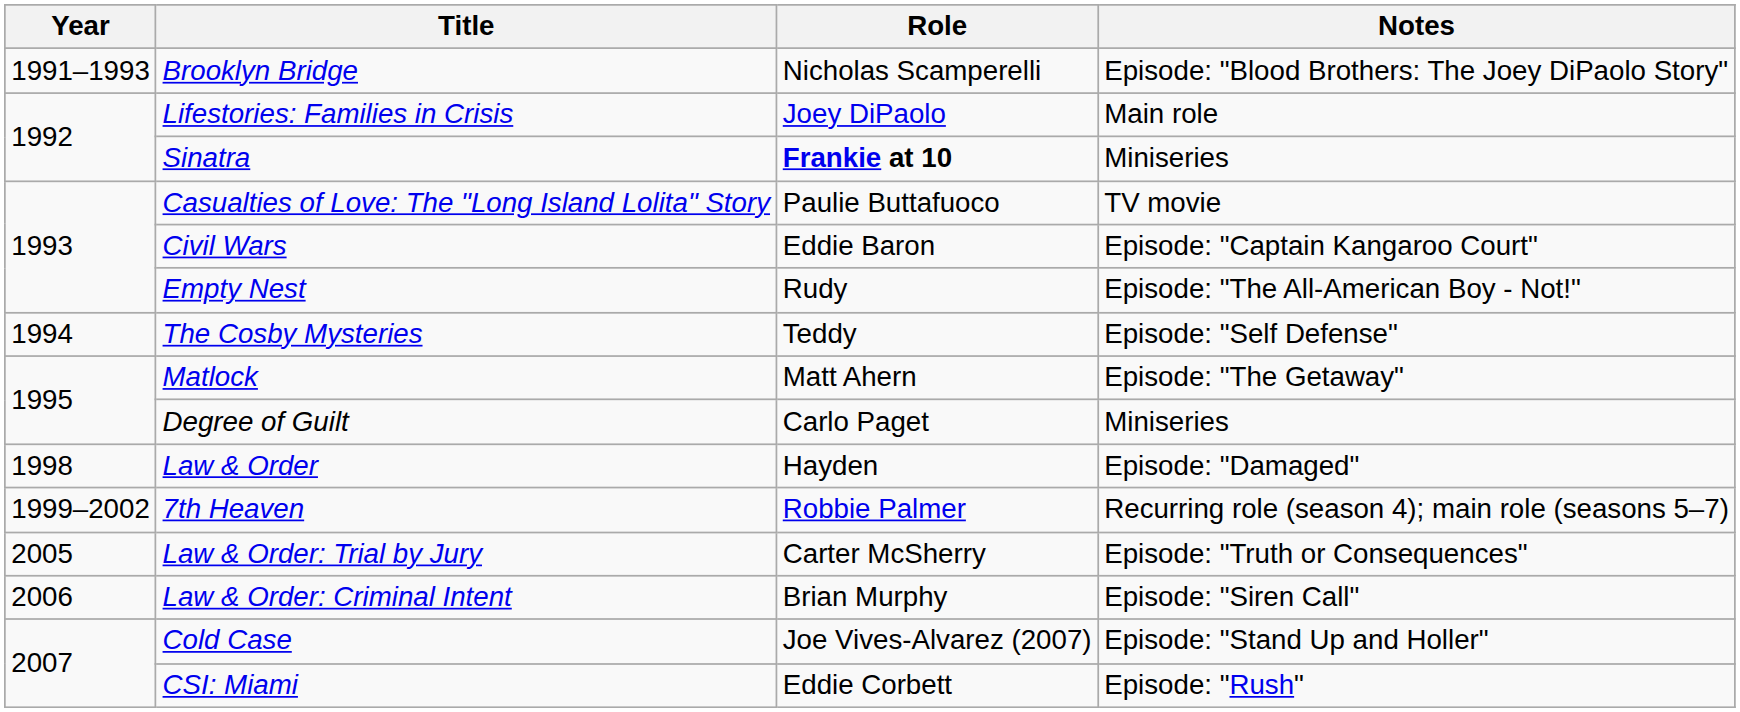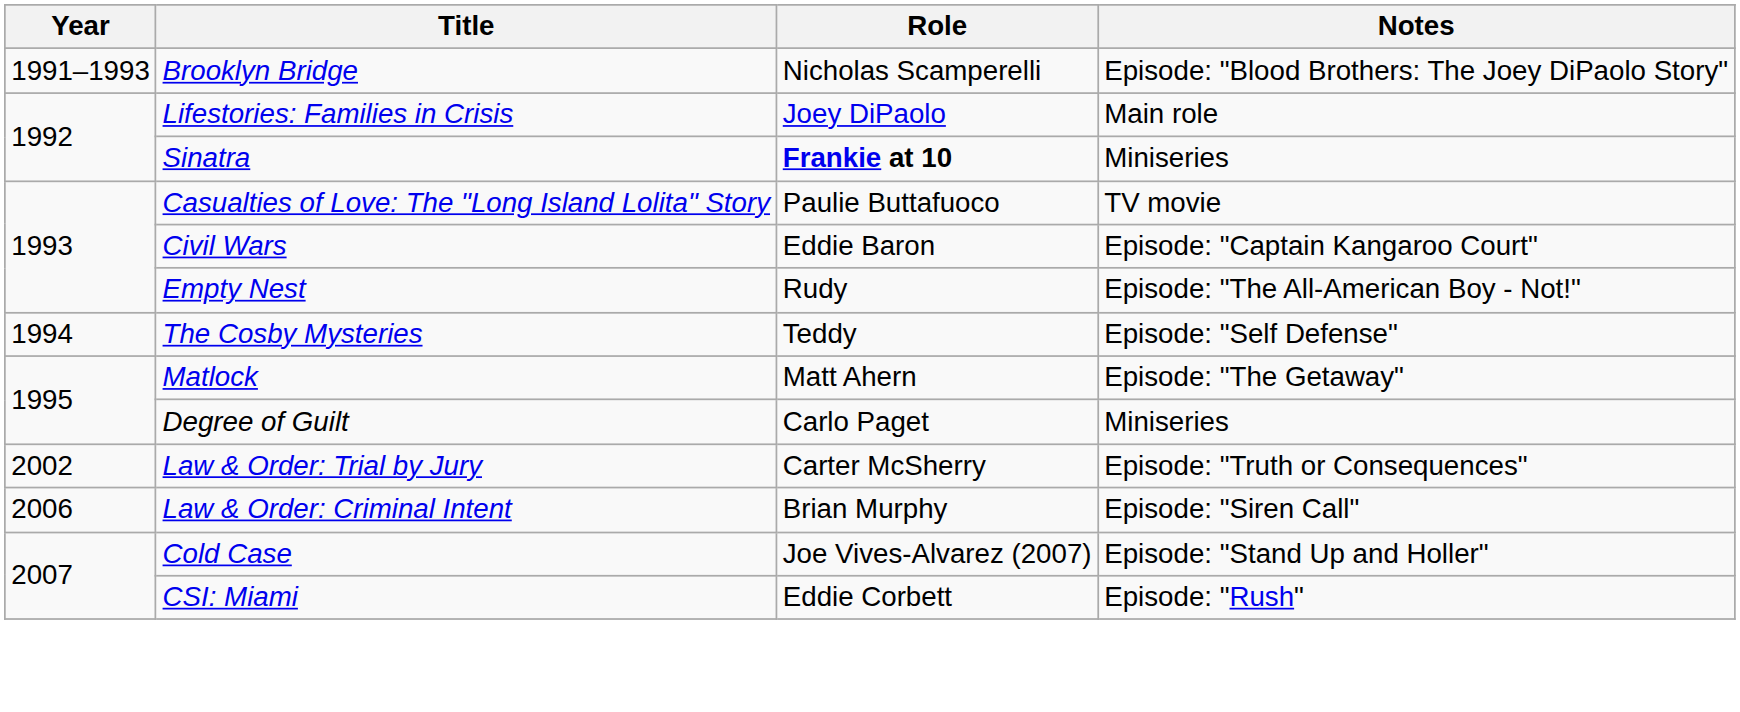- row: (240, 465)
- row: (233, 509)
(42, 553) 2005 -> (42, 465) 2002
